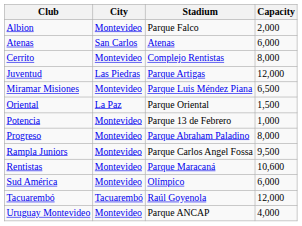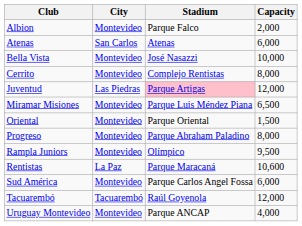+ row: (28, 58)
(176, 74) no background -> (176, 89) pink background
(108, 105) La Paz -> (118, 120) Montevideo
- row: (23, 120)
(200, 151) Parque Carlos Angel Fossa -> (166, 151) Olímpico
(118, 167) Montevideo -> (108, 167) La Paz
(166, 182) Olímpico -> (200, 182) Parque Carlos Angel Fossa
